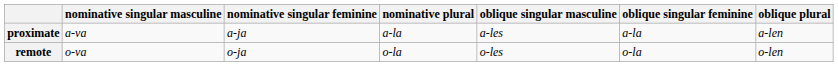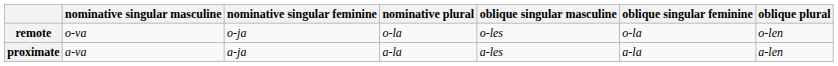rows swapped: (33, 33) <-> (33, 52)
